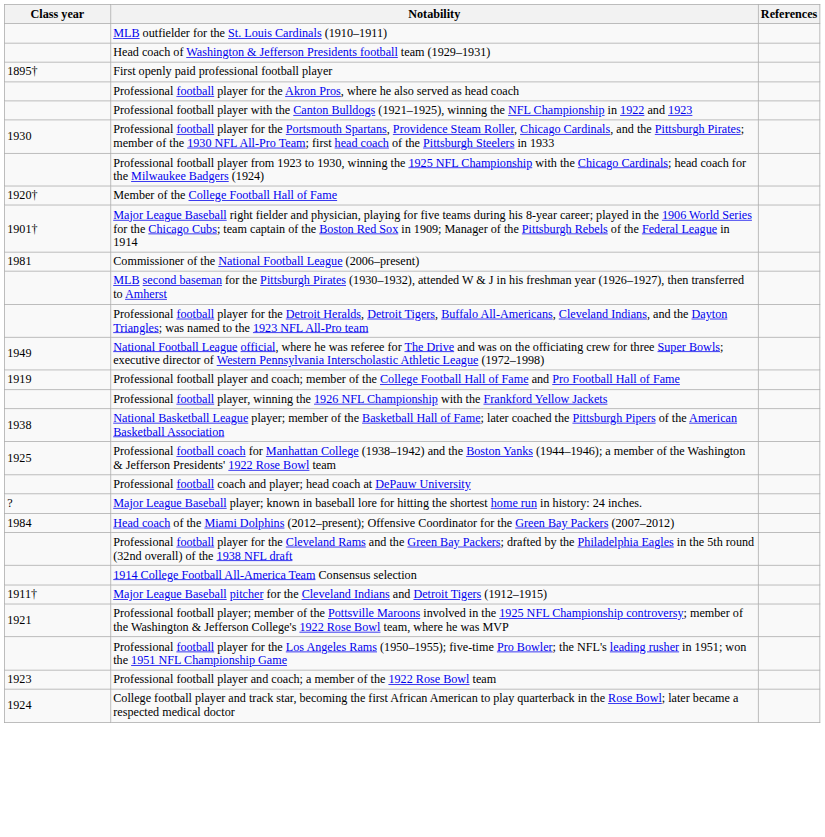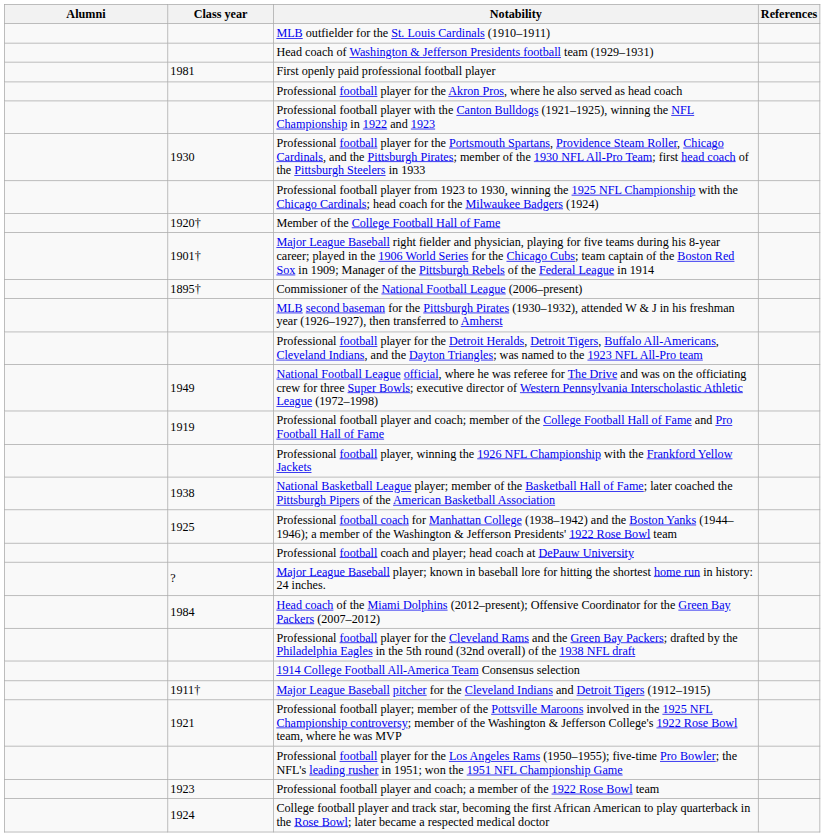+ column: (86, 14)
(22, 71) 1895† -> (182, 71) 1981
(19, 261) 1981 -> (186, 289) 1895†
